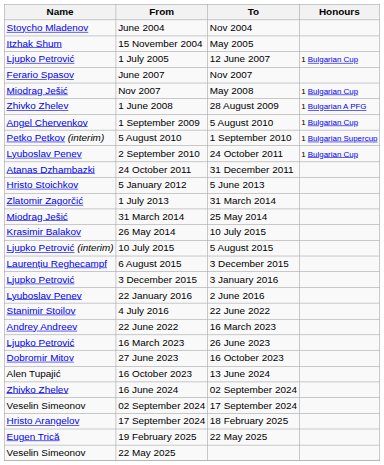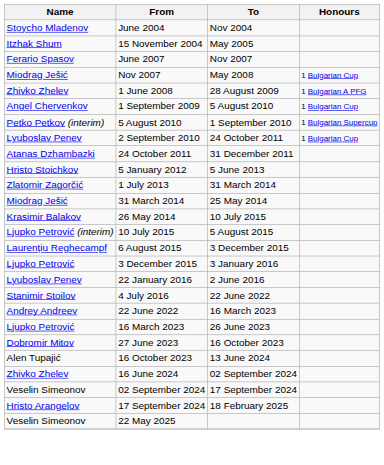- row: (144, 59)
- row: (157, 437)
